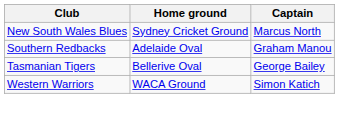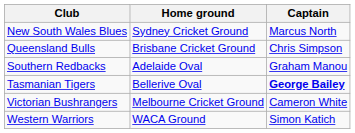+ row: (51, 49)
(289, 67) normal -> (307, 85) bold
+ row: (62, 102)
